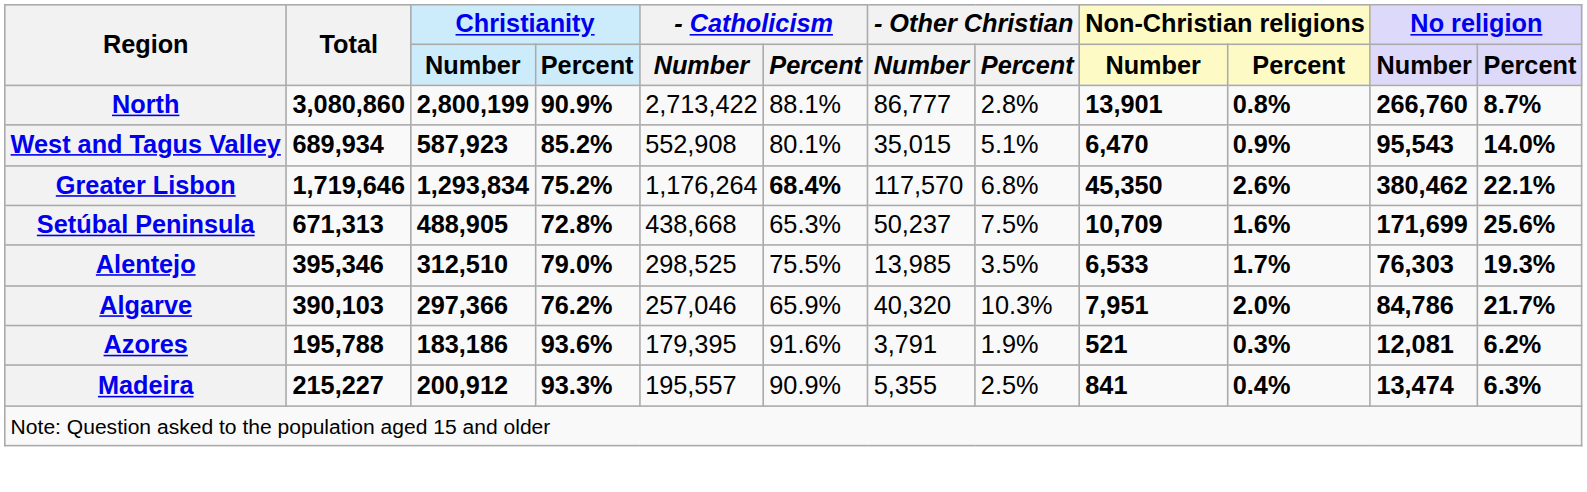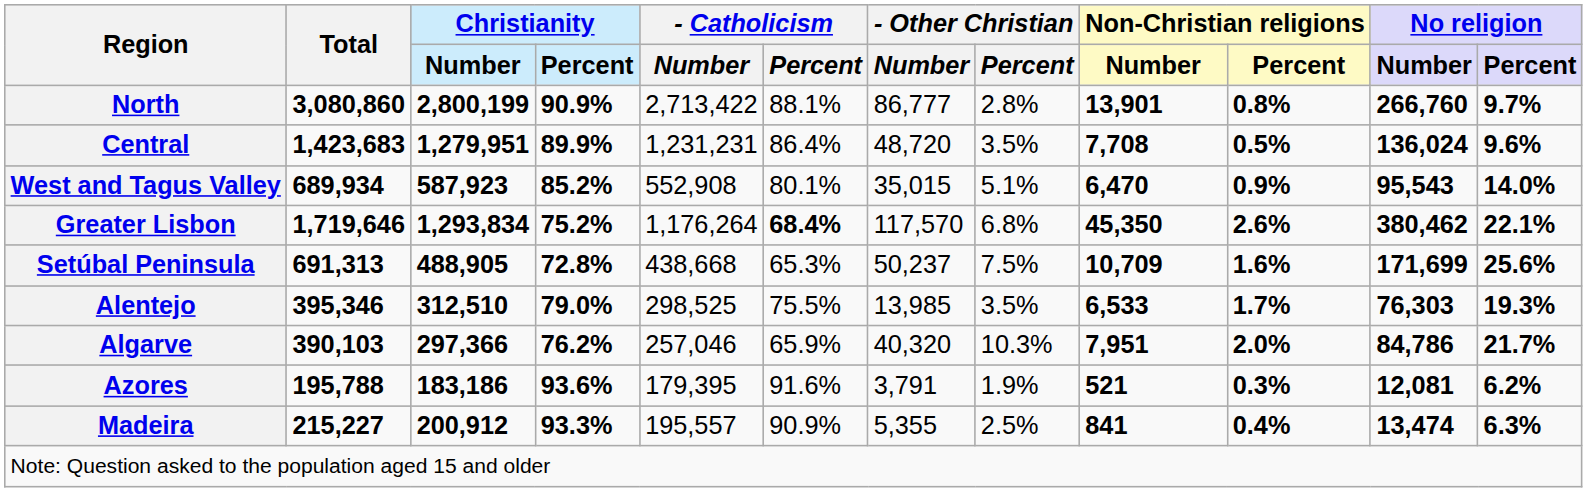(1512, 104) 8.7% -> (1512, 104) 9.7%
+ row: (146, 144)
(338, 225) 671,313 -> (338, 265) 691,313
